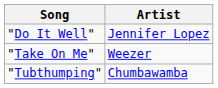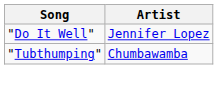- row: (51, 54)
